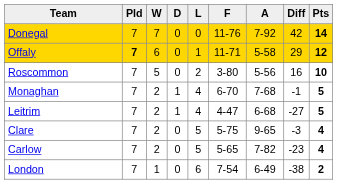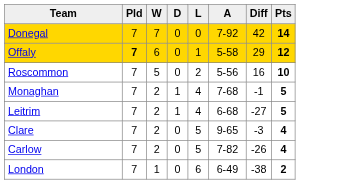- column: (227, 14)
(296, 150) -23 -> (259, 150) -26
